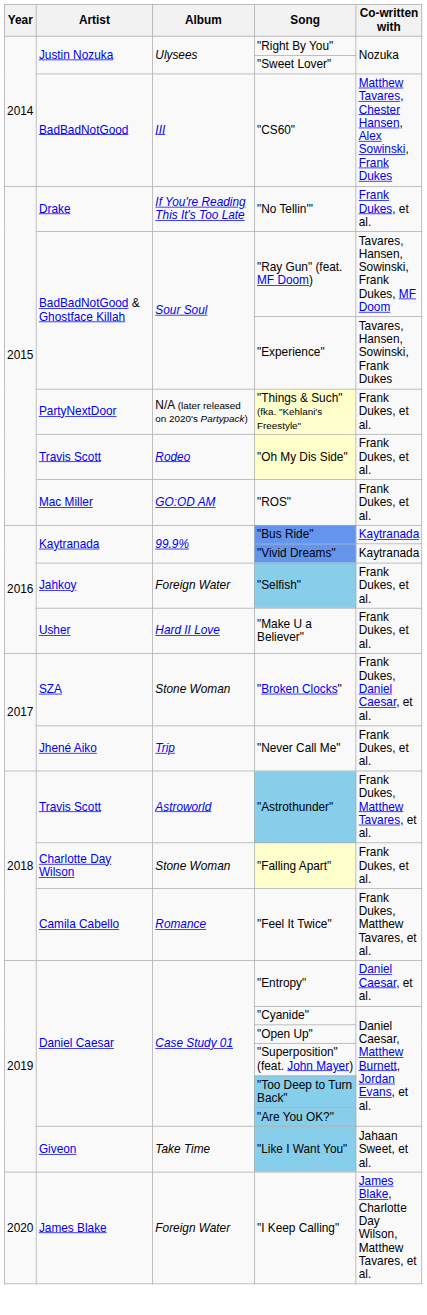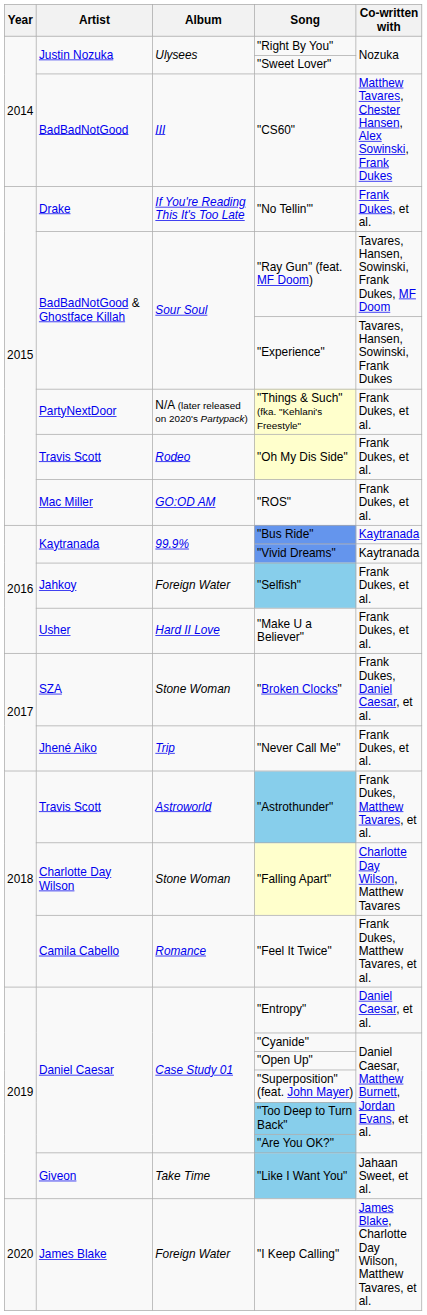(384, 865) Frank Dukes, et al. -> (383, 879) Charlotte Day Wilson, Matthew Tavares
